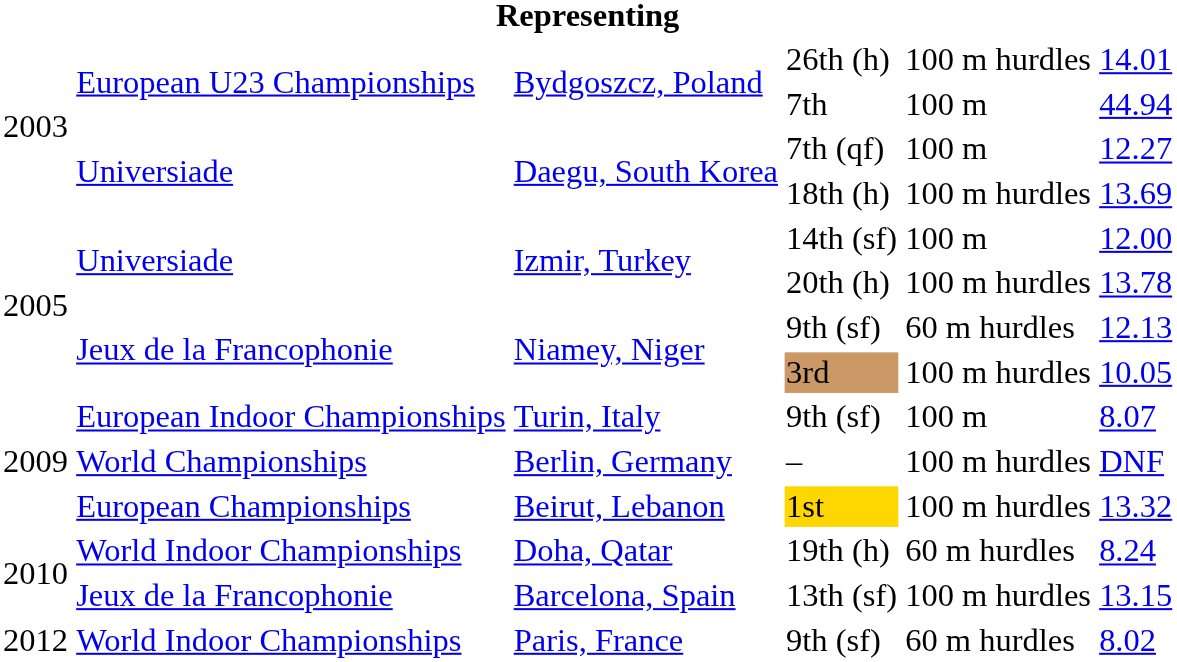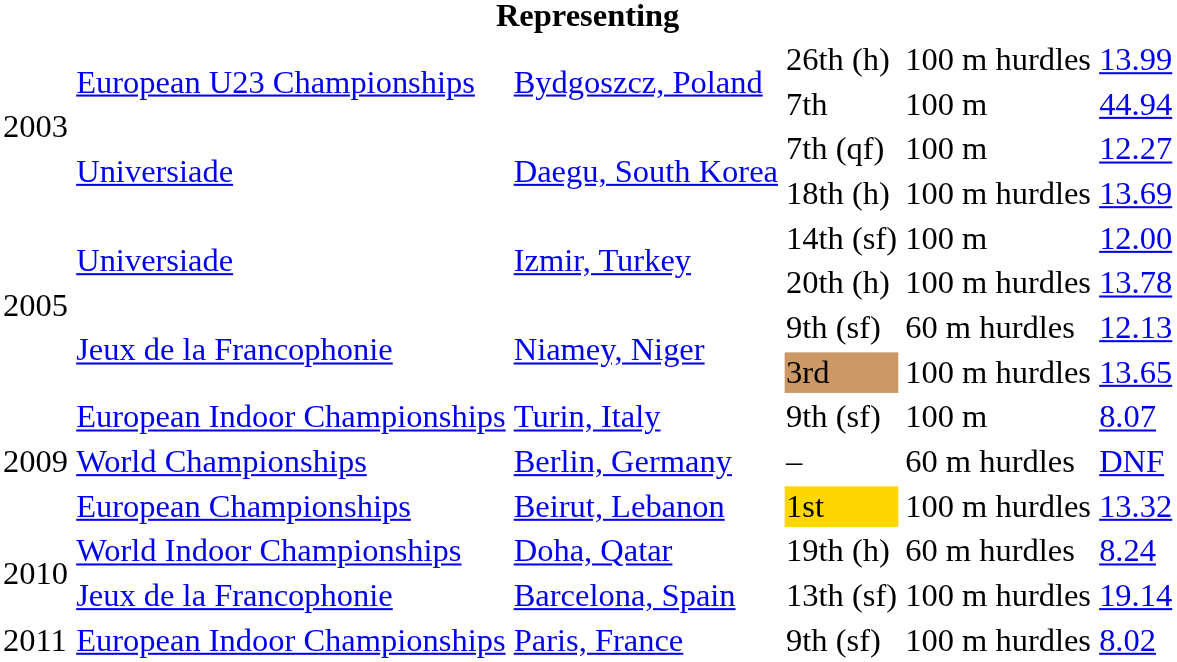(1136, 59) 14.01 -> (1136, 59) 13.99
(1136, 372) 10.05 -> (1136, 372) 13.65
(998, 461) 100 m hurdles -> (990, 461) 60 m hurdles
(1136, 595) 13.15 -> (1136, 595) 19.14
(36, 640) 2012 -> (35, 640) 2011
(269, 640) World Indoor Championships -> (291, 640) European Indoor Championships
(990, 640) 60 m hurdles -> (998, 640) 100 m hurdles
